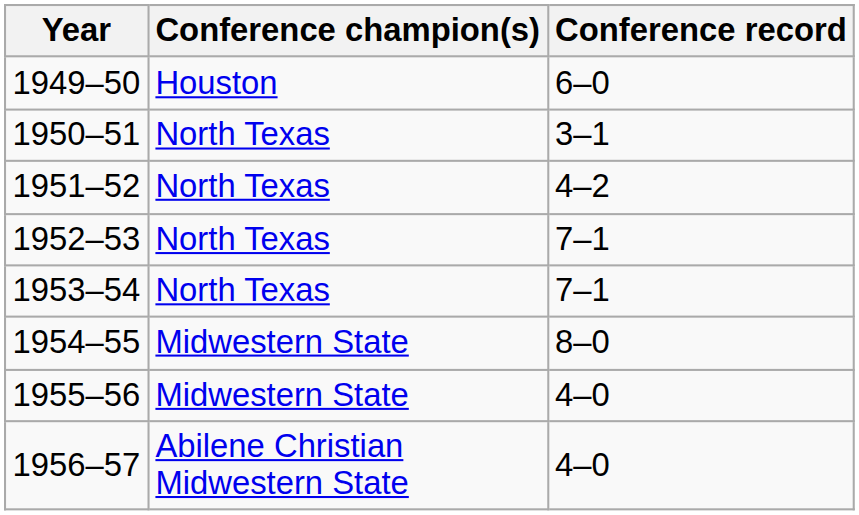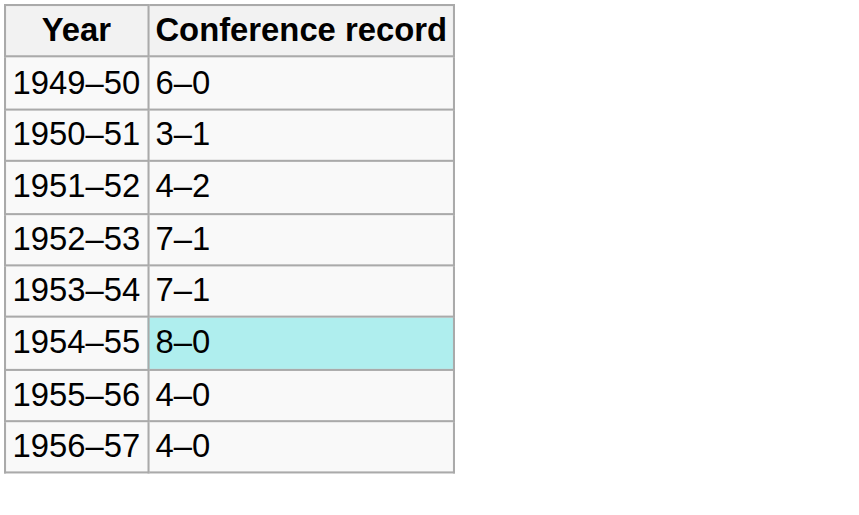- column: (348, 30)
(582, 342) no background -> (183, 342) paleturquoise background
